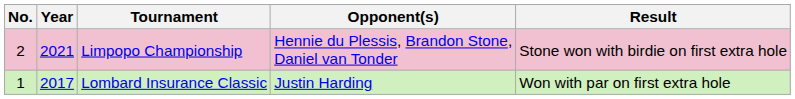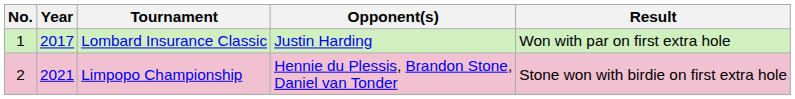rows swapped: (174, 83) <-> (162, 50)
